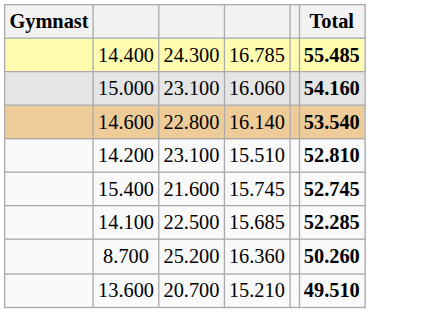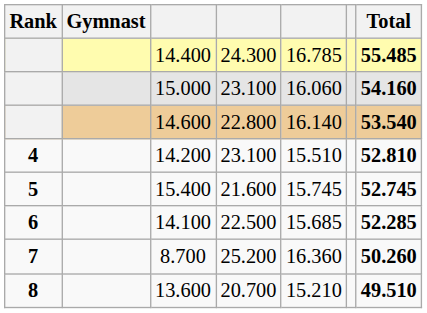+ column: (33, 21)
